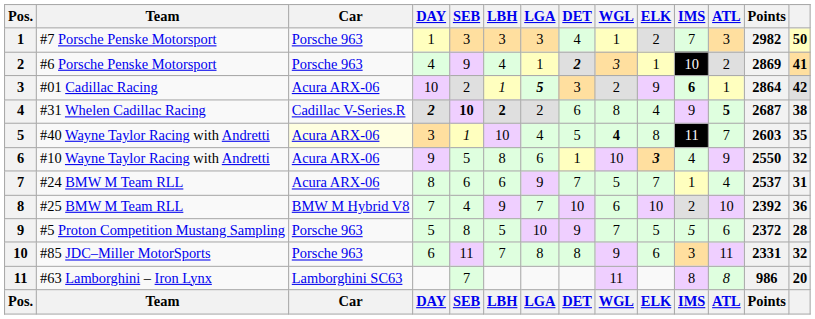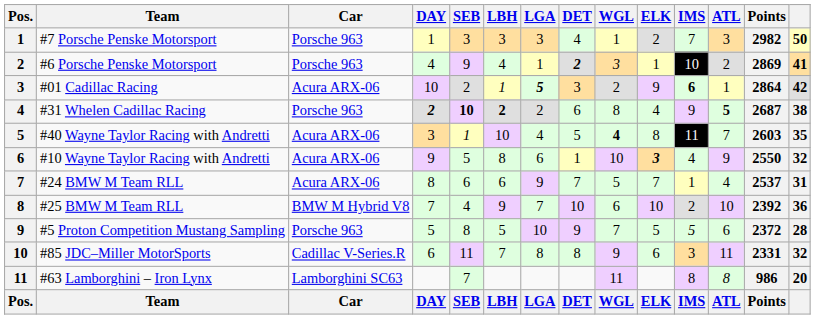(349, 111) Cadillac V-Series.R -> (327, 111) Porsche 963
(336, 134) lightyellow background -> (336, 134) no background
(327, 253) Porsche 963 -> (349, 253) Cadillac V-Series.R
